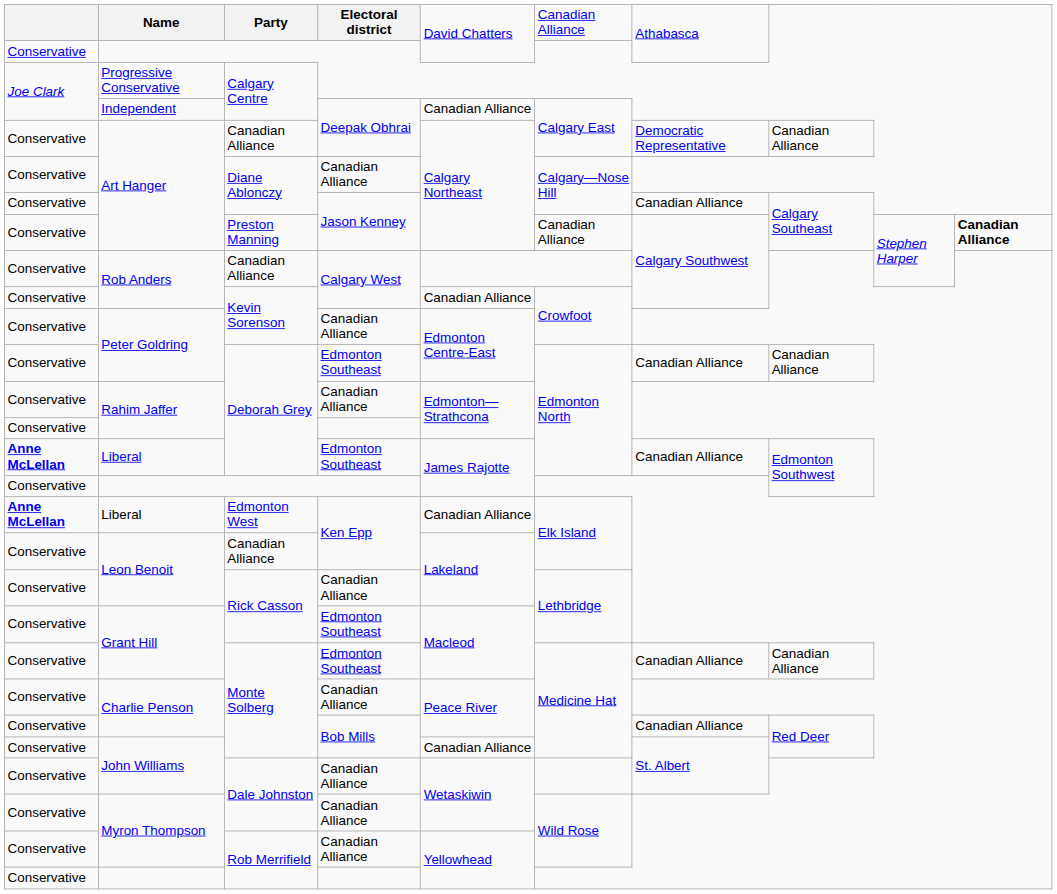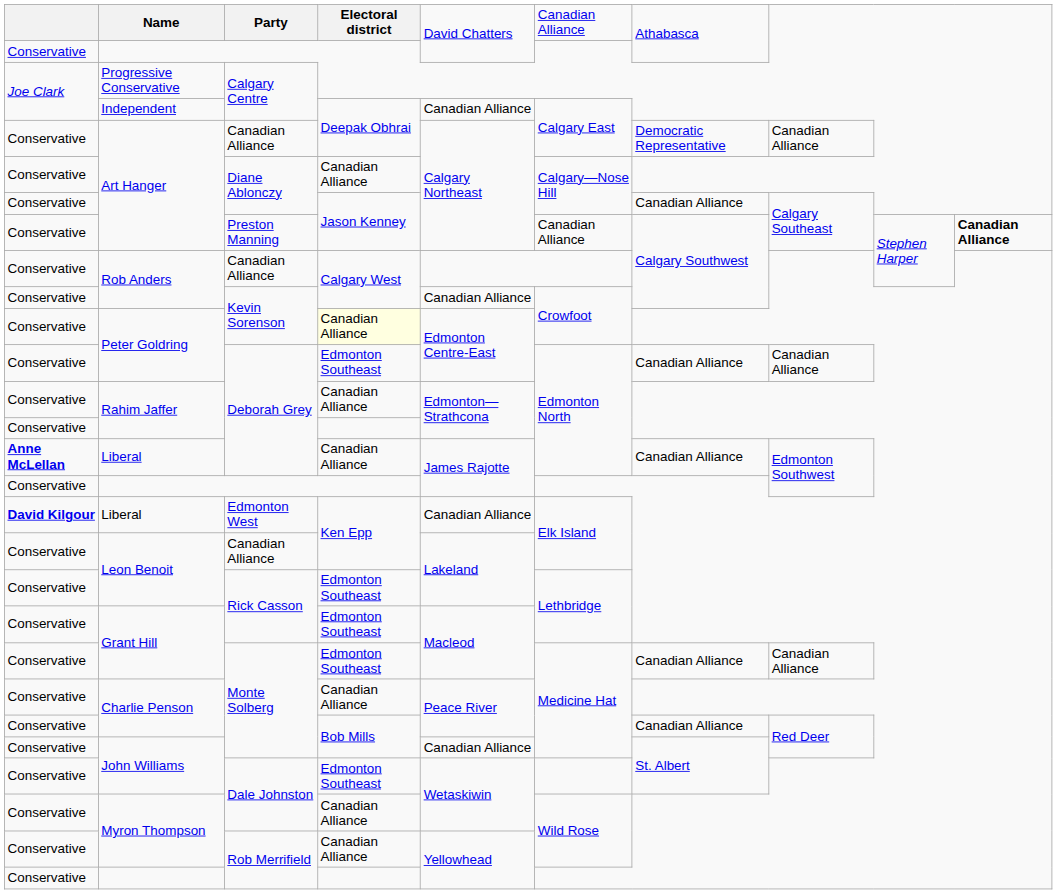(349, 326) no background -> (349, 326) lightyellow background
(351, 457) Edmonton Southeast -> (349, 457) Canadian Alliance
(36, 514) Anne McLellan -> (51, 514) David Kilgour
(349, 587) Canadian Alliance -> (351, 587) Edmonton Southeast
(349, 776) Canadian Alliance -> (351, 776) Edmonton Southeast
